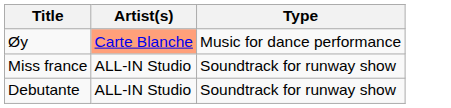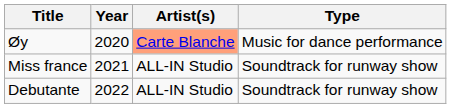+ column: (112, 16)
